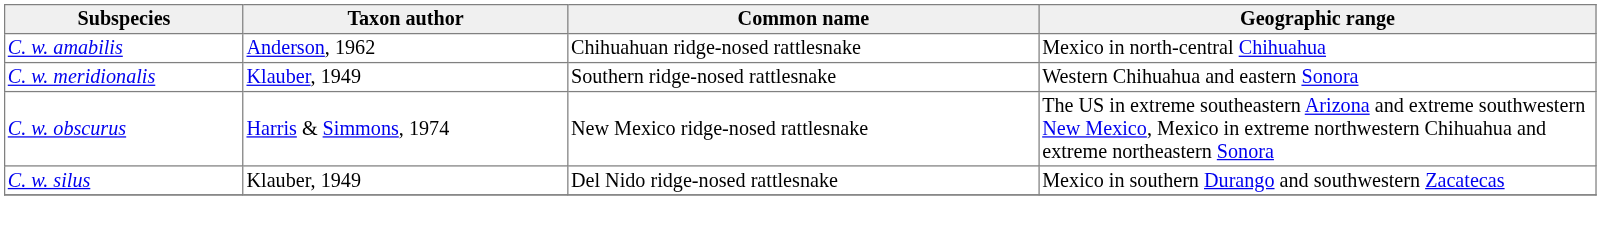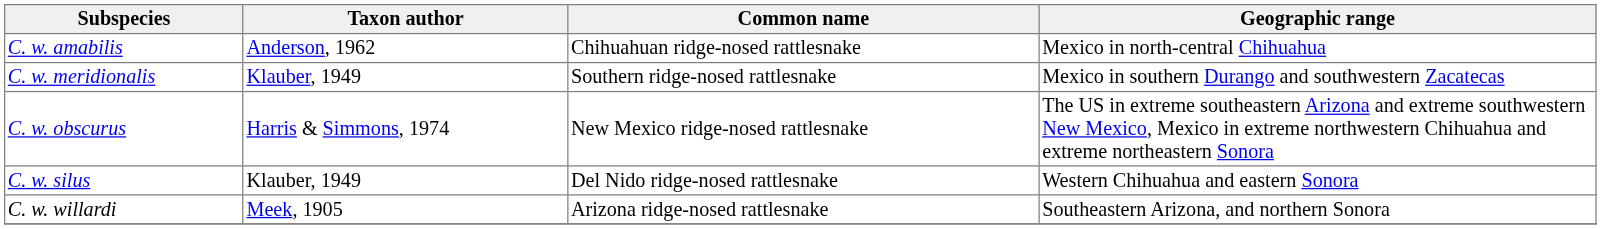(1200, 76) Western Chihuahua and eastern Sonora -> (1273, 76) Mexico in southern Durango and southwestern Zacatecas
(1273, 180) Mexico in southern Durango and southwestern Zacatecas -> (1200, 180) Western Chihuahua and eastern Sonora
+ row: (62, 209)
